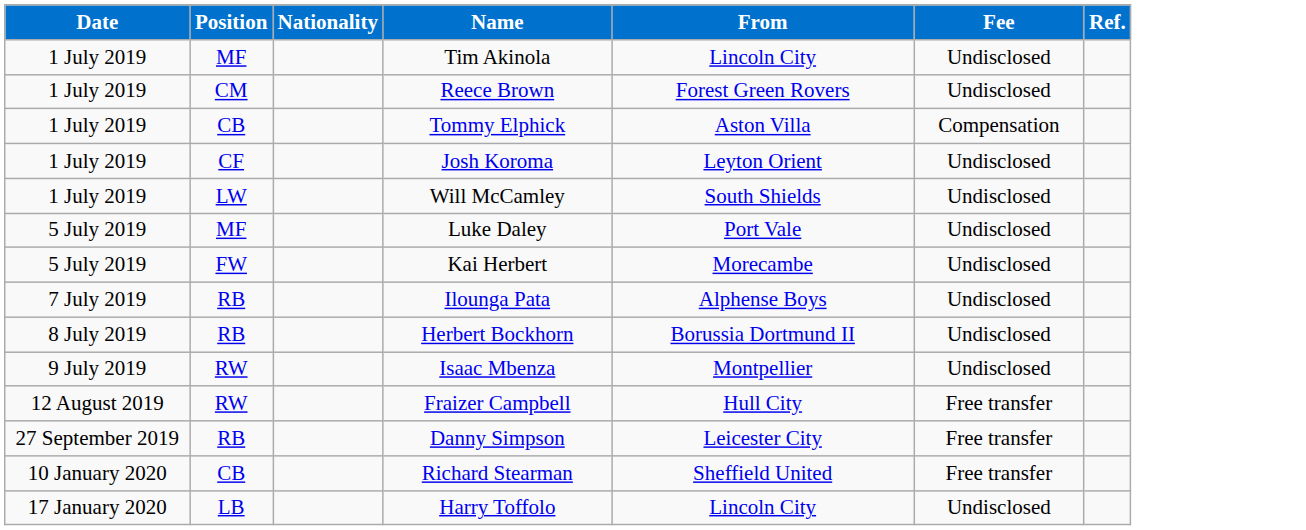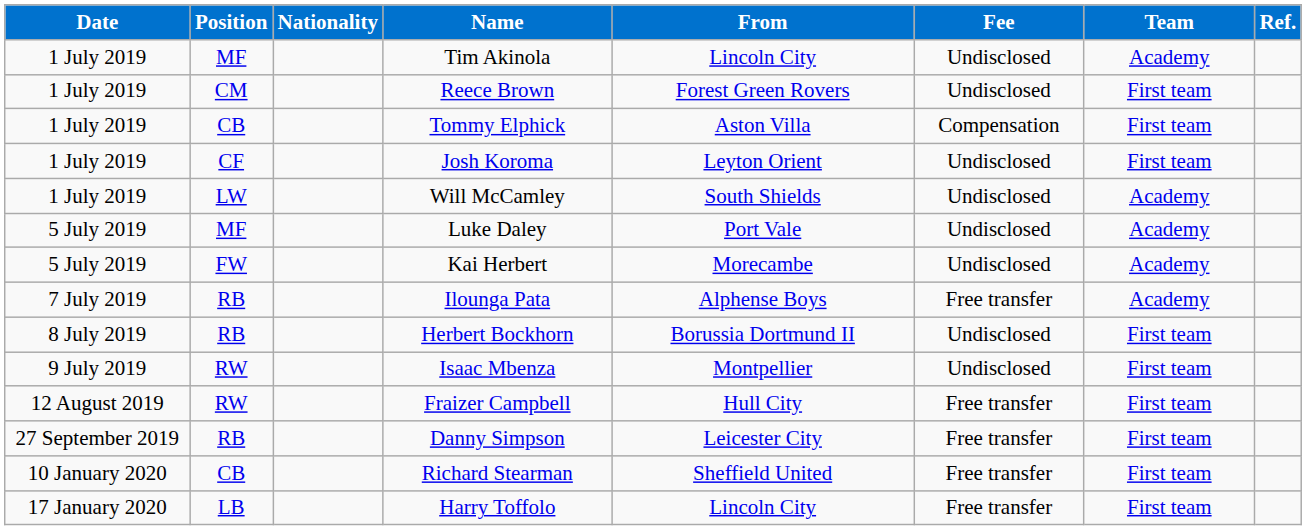+ column: (1169, 22)
(999, 299) Undisclosed -> (999, 299) Free transfer
(999, 507) Undisclosed -> (999, 507) Free transfer
